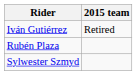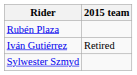rows swapped: (37, 29) <-> (33, 45)
